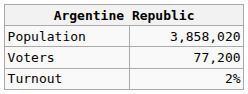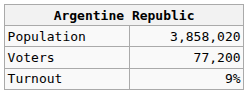(233, 79) 2% -> (233, 79) 9%
